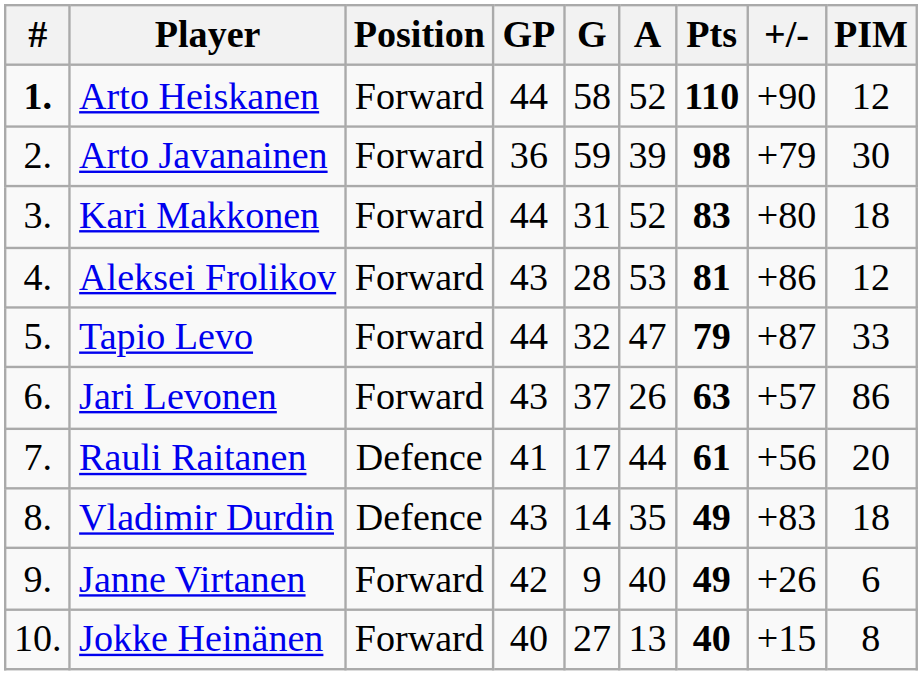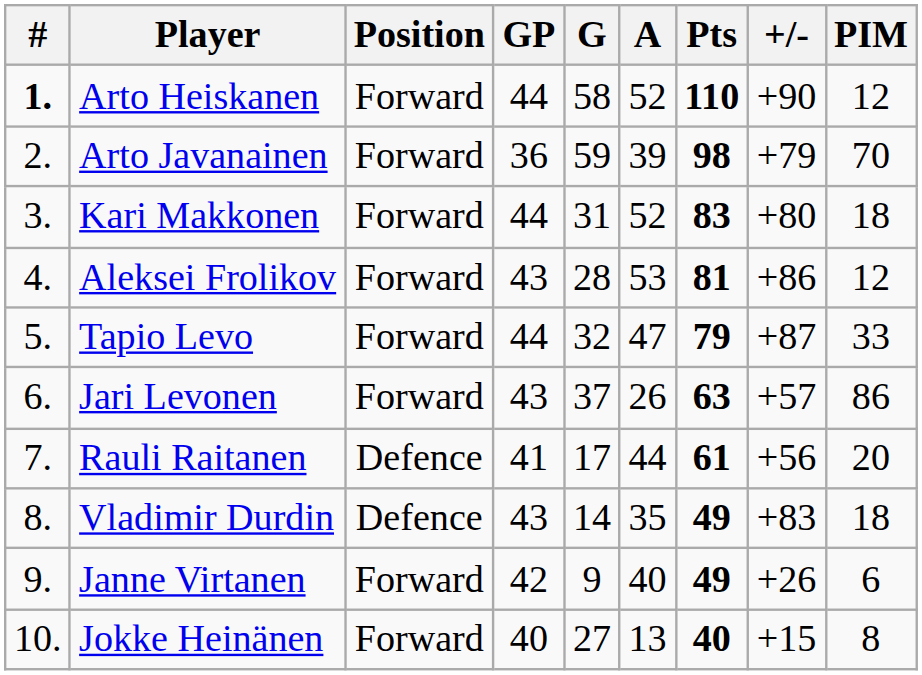(871, 155) 30 -> (871, 155) 70
